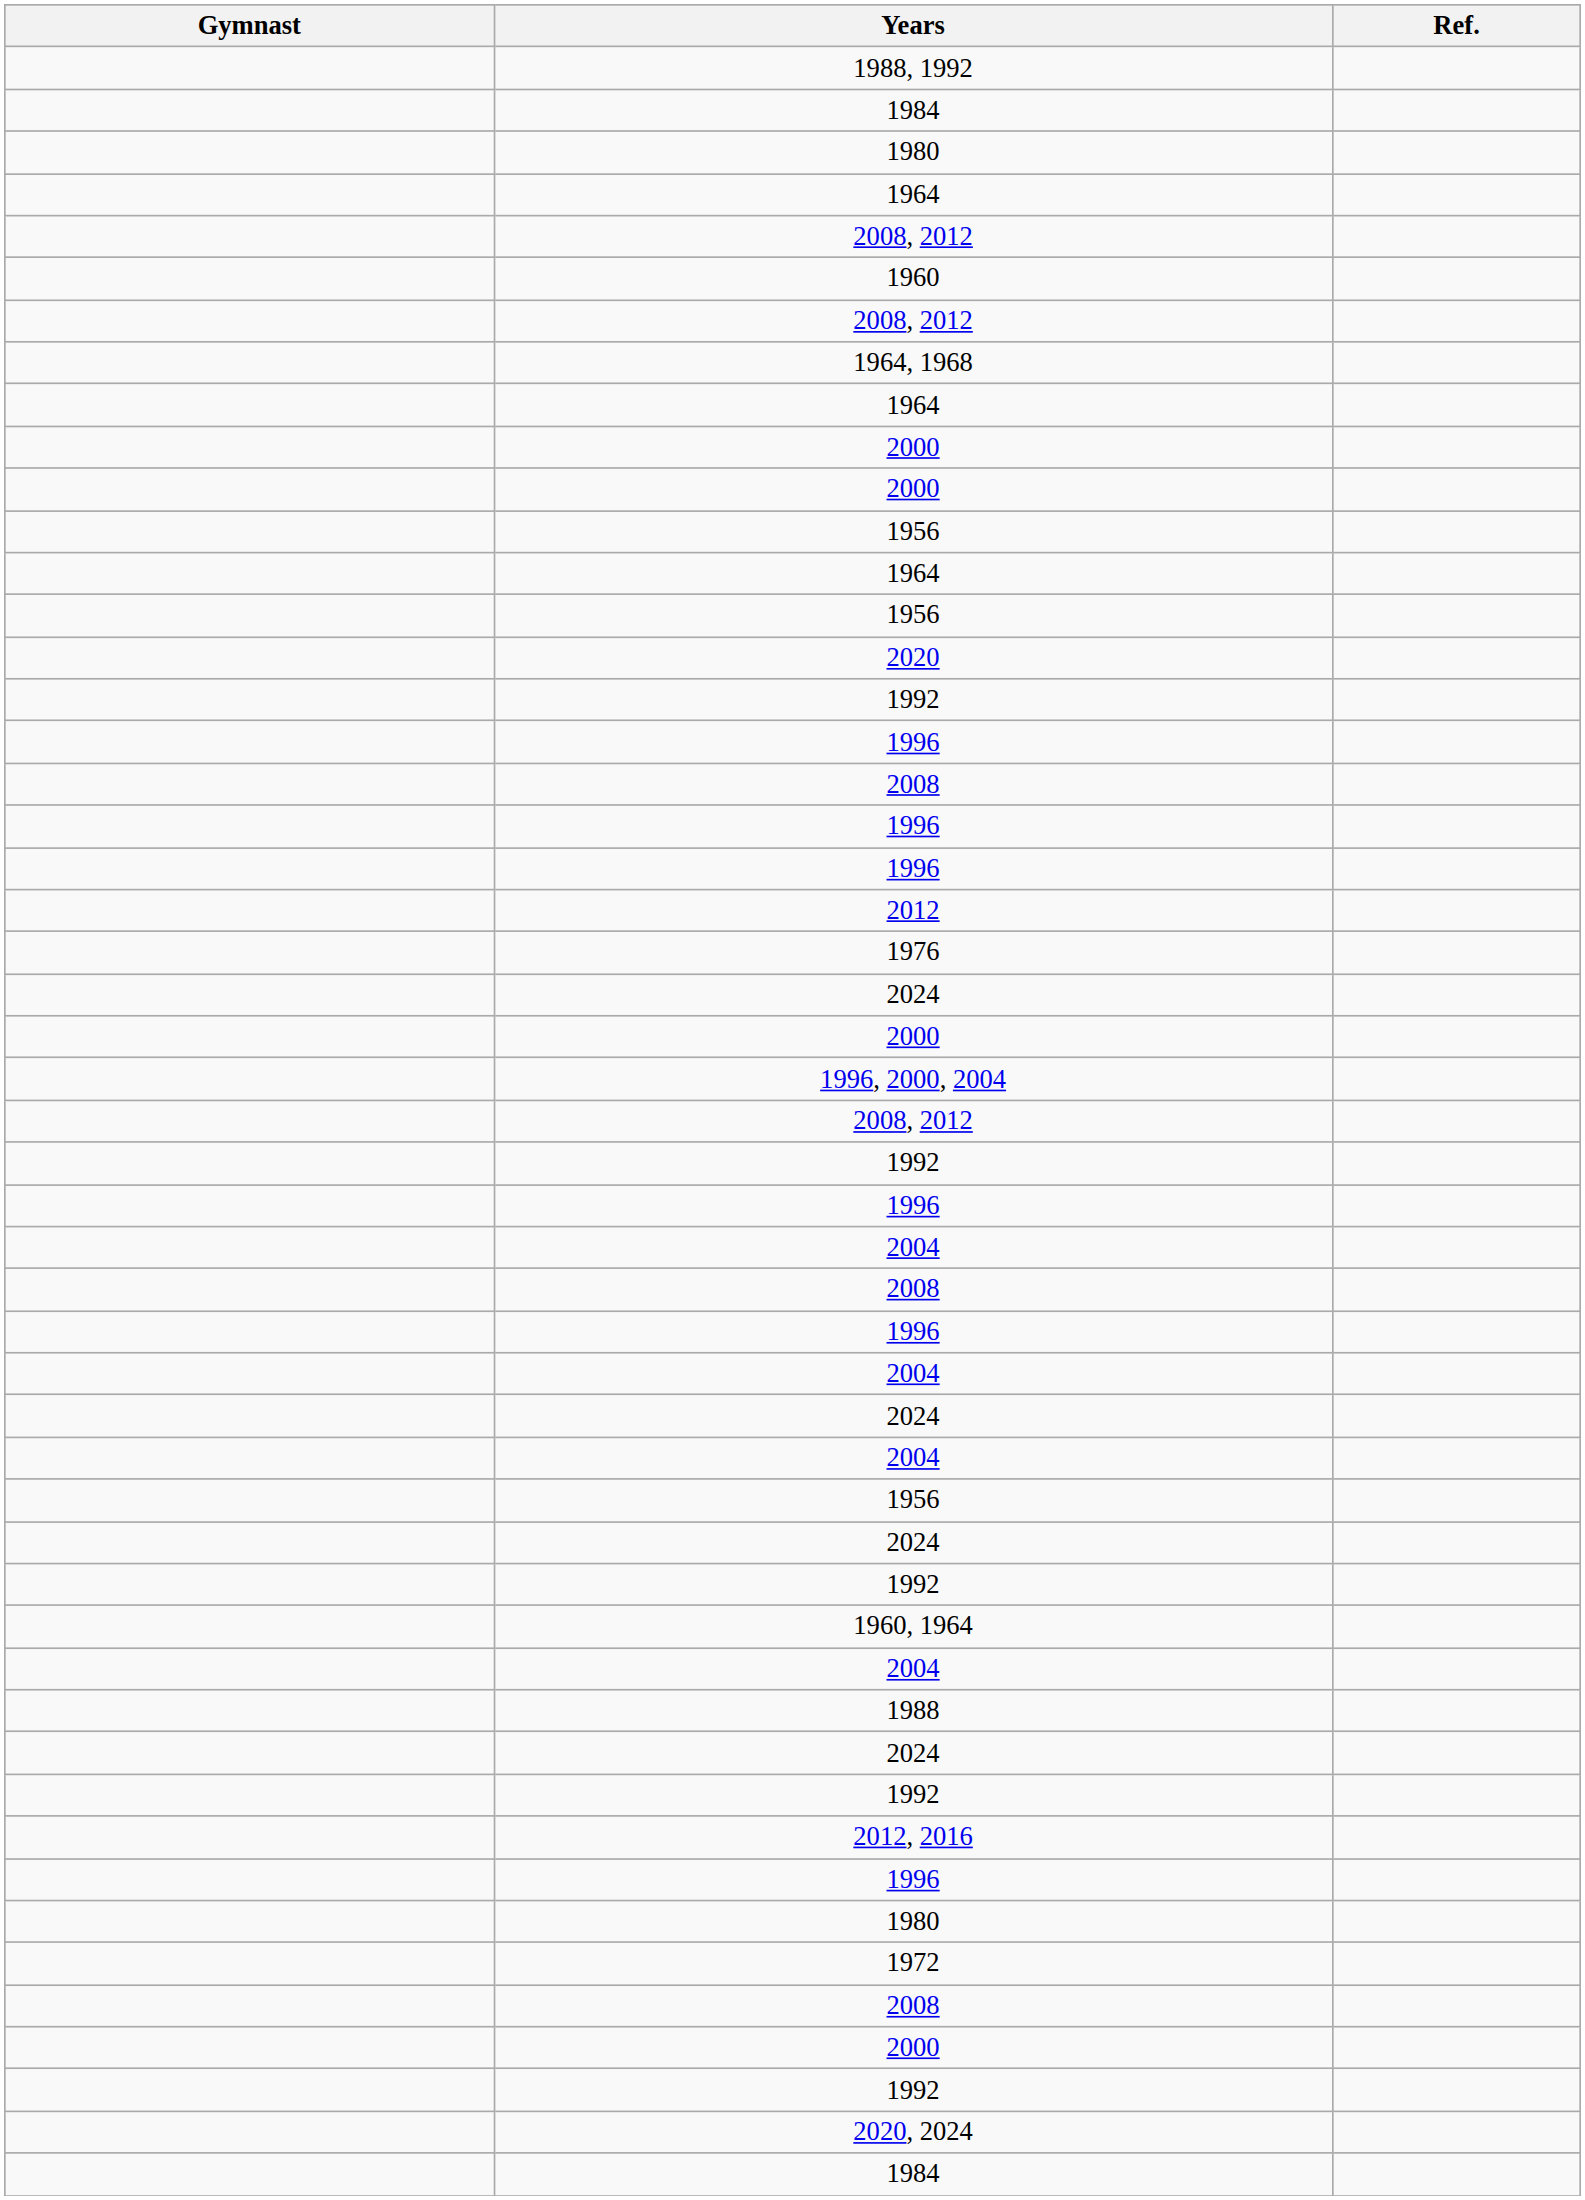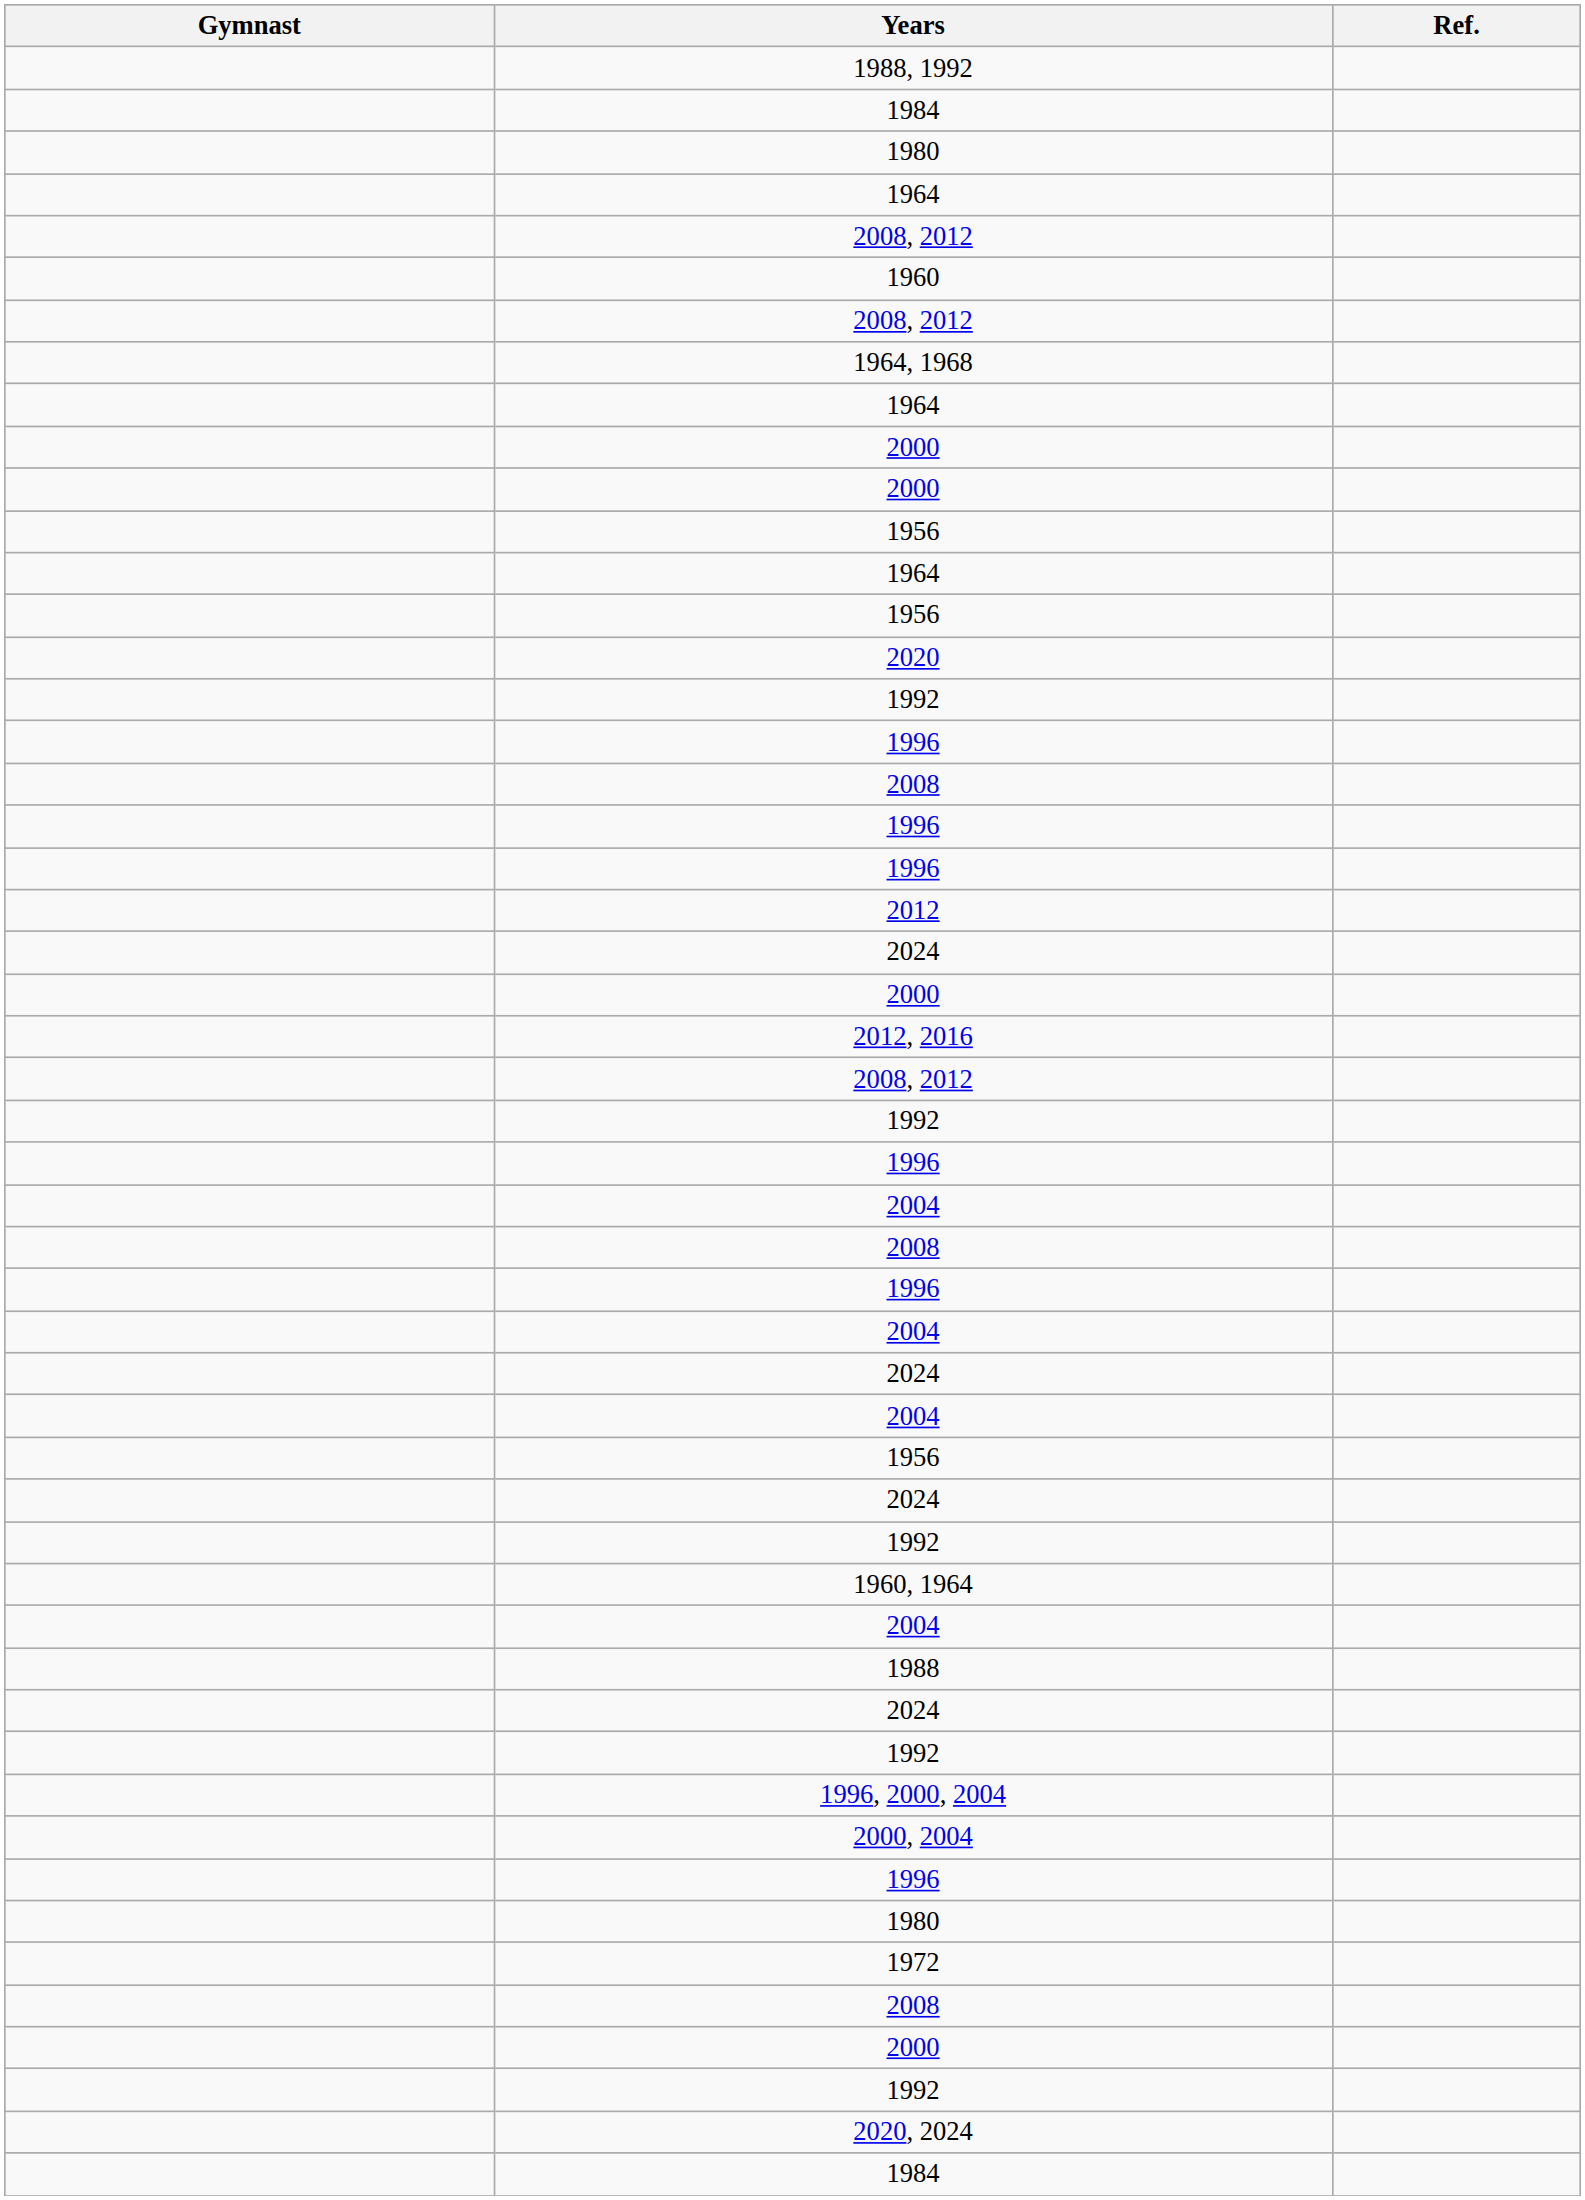- row: (249, 953)
rows swapped: (249, 1837) <-> (249, 1079)
+ row: (249, 1837)
